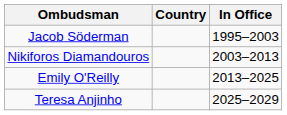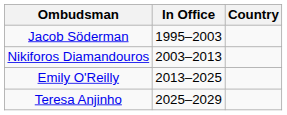columns swapped: (246, 15) <-> (181, 15)
